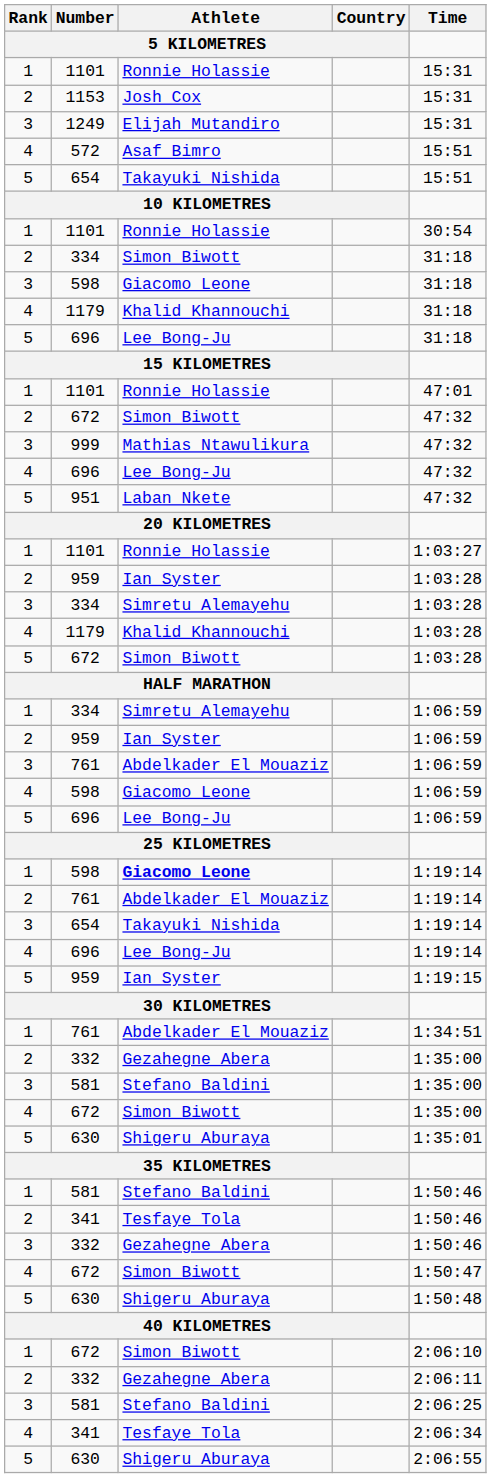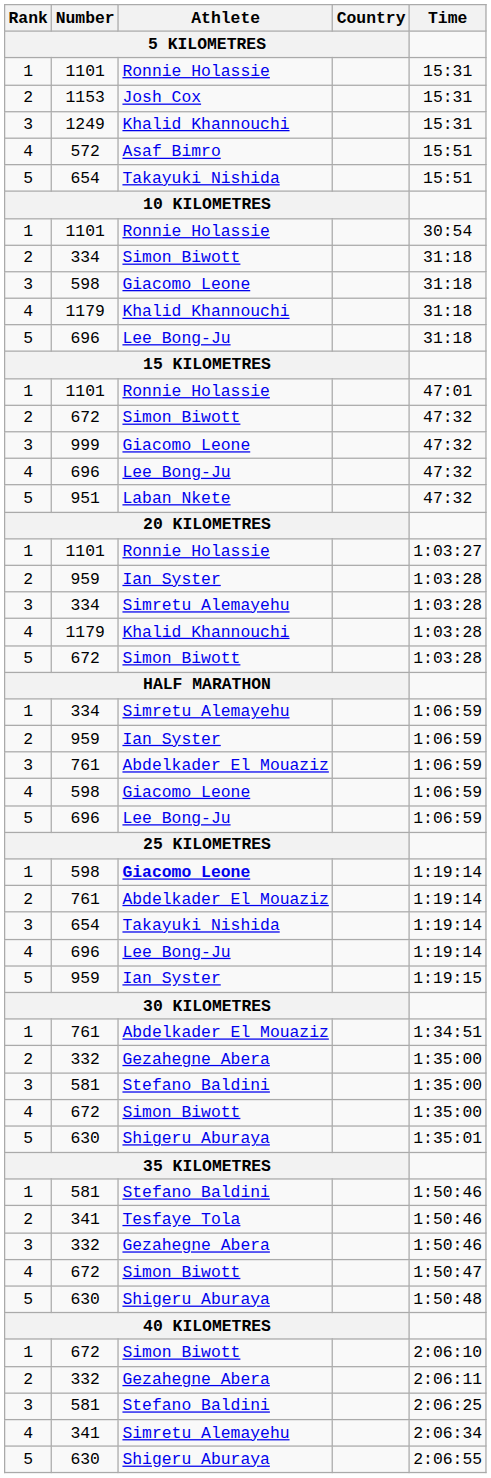(201, 125) Elijah Mutandiro -> (206, 125) Khalid Khannouchi
(216, 445) Mathias Ntawulikura -> (186, 445) Giacomo Leone
(181, 1433) Tesfaye Tola -> (206, 1433) Simretu Alemayehu
